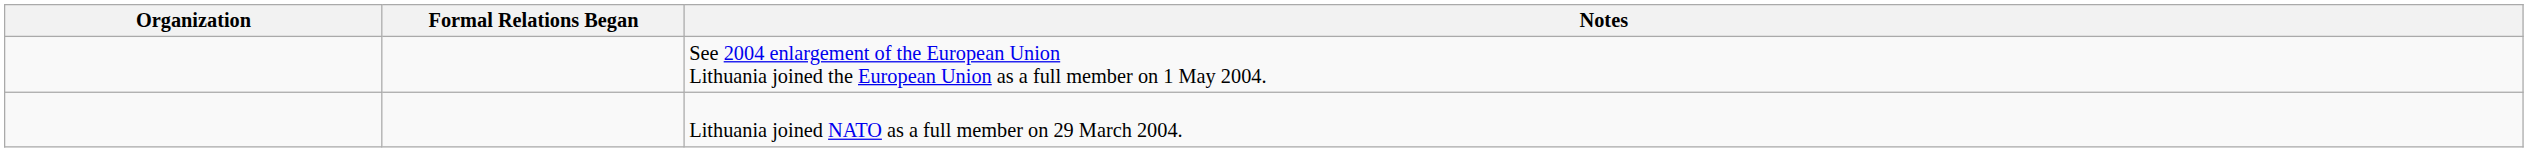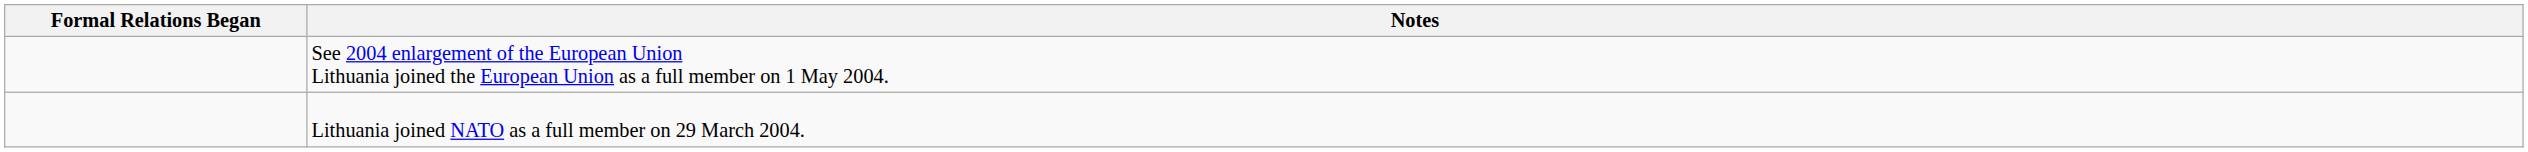- column: (193, 20)
